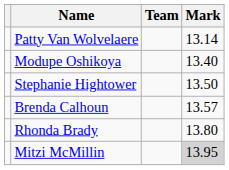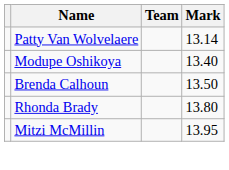- row: (75, 84)
(202, 107) 13.57 -> (202, 84) 13.50
(202, 152) lightgrey background -> (202, 130) no background
